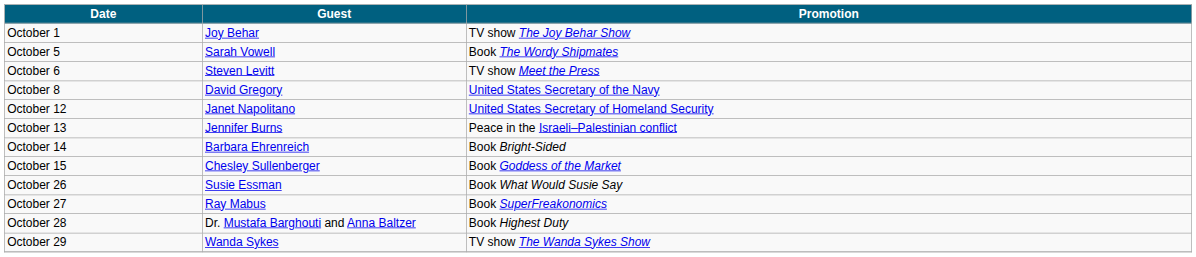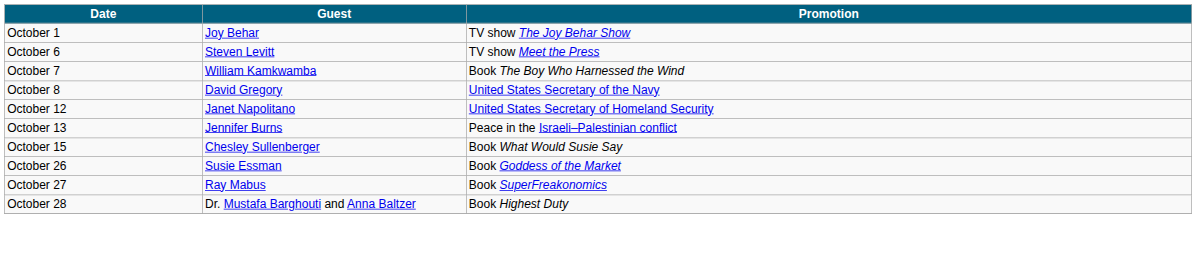- row: (33, 52)
+ row: (33, 71)
- row: (37, 147)
(545, 166) Book Goddess of the Market -> (546, 147) Book What Would Susie Say
(546, 185) Book What Would Susie Say -> (545, 166) Book Goddess of the Market
- row: (37, 242)
